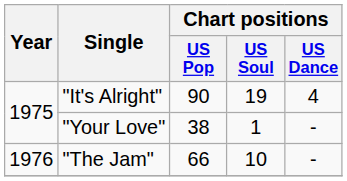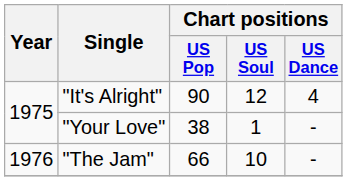(256, 96) 19 -> (256, 96) 12
